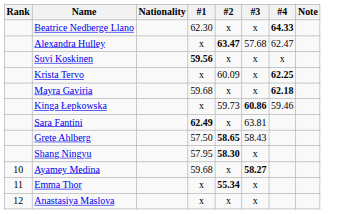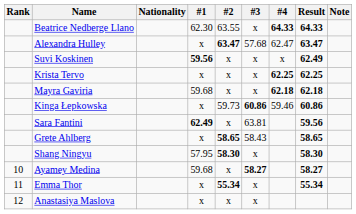+ column: (311, 12)
(228, 28) x -> (228, 28) 63.55
(228, 75) 60.09 -> (228, 75) x
(202, 138) 57.50 -> (202, 138) x
